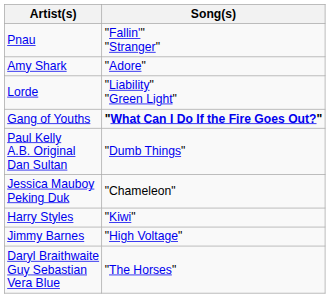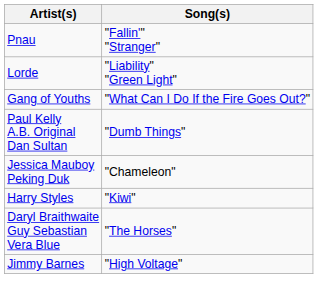- row: (37, 66)
(213, 118) bold -> (207, 99) normal
rows swapped: (53, 269) <-> (46, 236)
